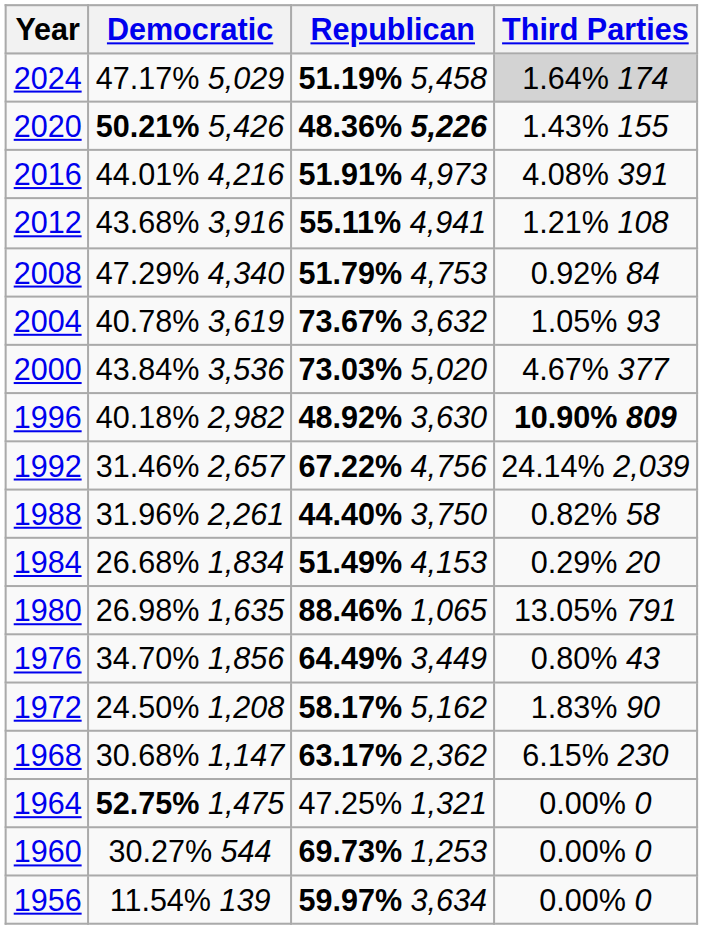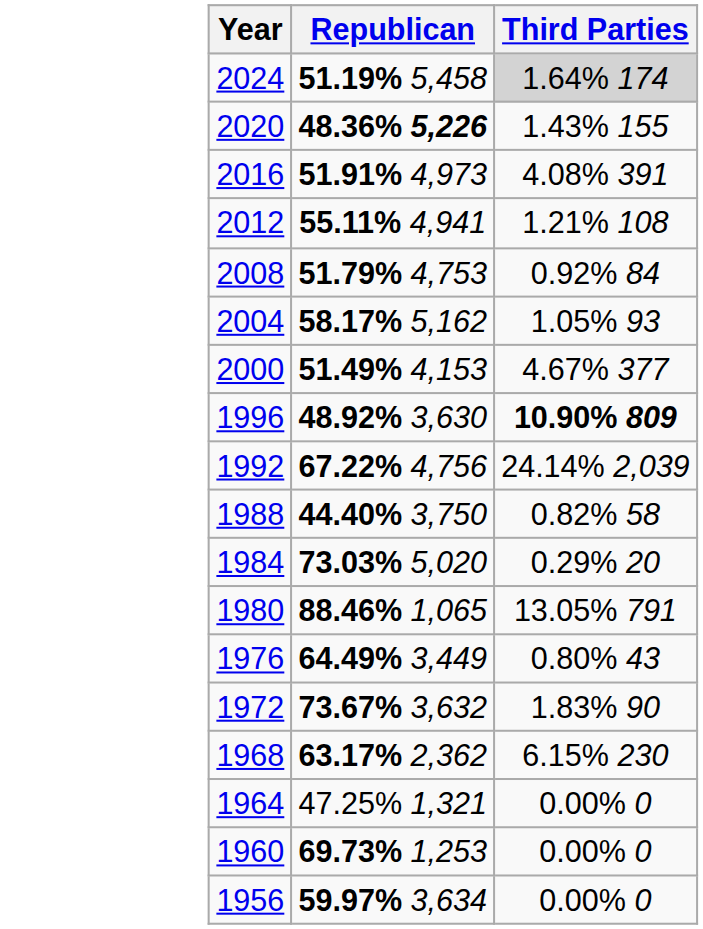- column: (190, 30)
(393, 320) 73.67% 3,632 -> (393, 320) 58.17% 5,162
(393, 368) 73.03% 5,020 -> (393, 368) 51.49% 4,153
(393, 562) 51.49% 4,153 -> (393, 562) 73.03% 5,020
(393, 707) 58.17% 5,162 -> (393, 707) 73.67% 3,632
